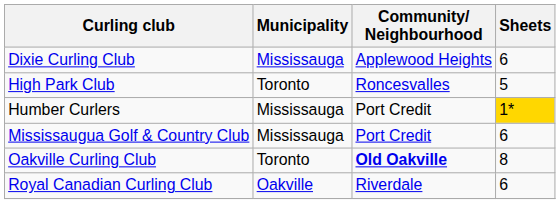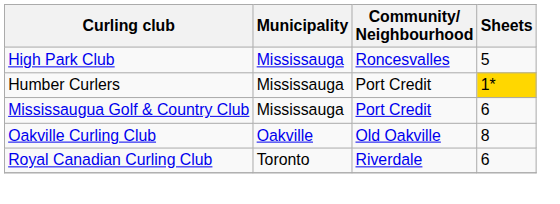- row: (72, 60)
(283, 85) Toronto -> (300, 60) Mississauga
(283, 160) Toronto -> (285, 135) Oakville
(401, 160) bold -> (398, 135) normal
(285, 185) Oakville -> (283, 160) Toronto
